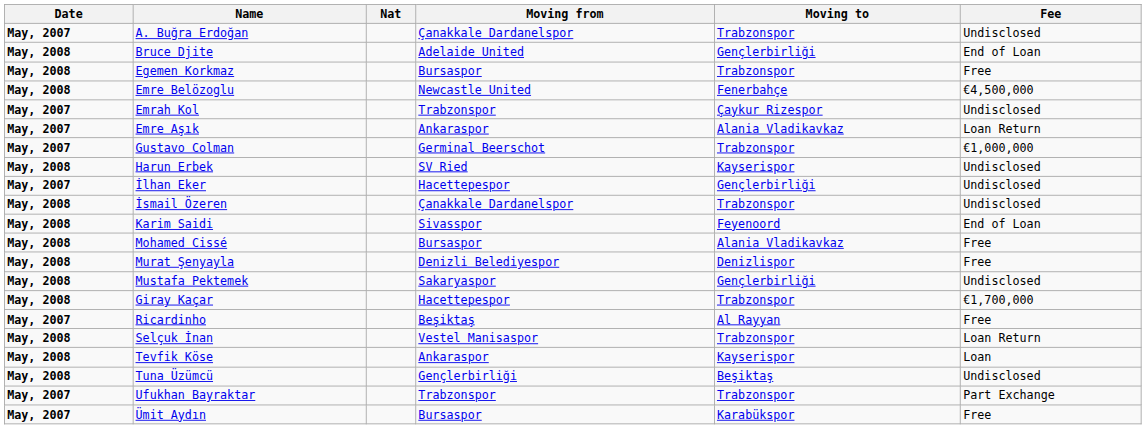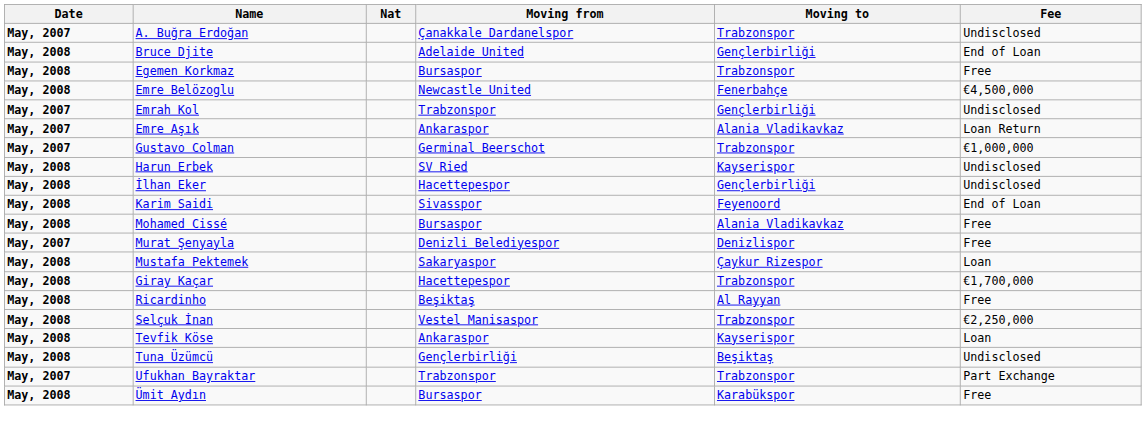(770, 109) Çaykur Rizespor -> (766, 109) Gençlerbirliği
(39, 186) May, 2007 -> (39, 186) May, 2008
- row: (181, 205)
(39, 262) May, 2008 -> (39, 243) May, 2007
(766, 281) Gençlerbirliği -> (770, 262) Çaykur Rizespor
(1002, 281) Undisclosed -> (977, 262) Loan
(39, 319) May, 2007 -> (39, 300) May, 2008
(1002, 338) Loan Return -> (998, 319) €2,250,000
(39, 414) May, 2007 -> (39, 395) May, 2008
